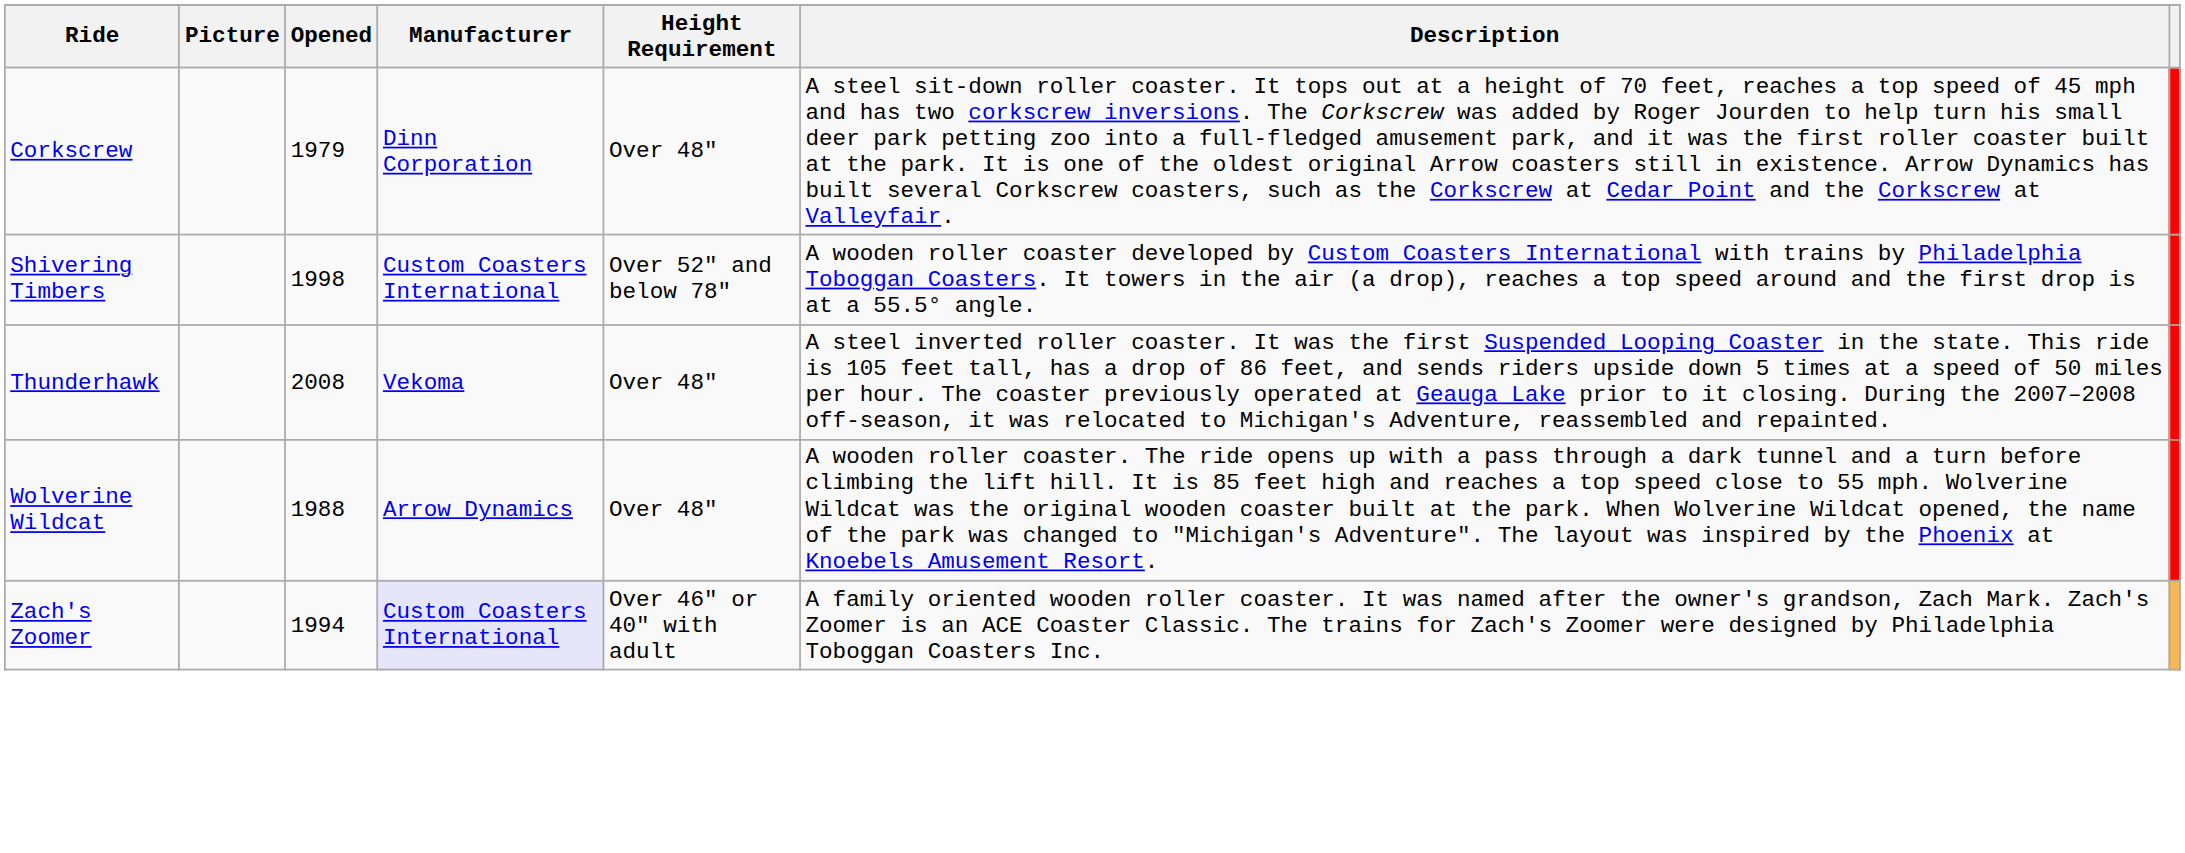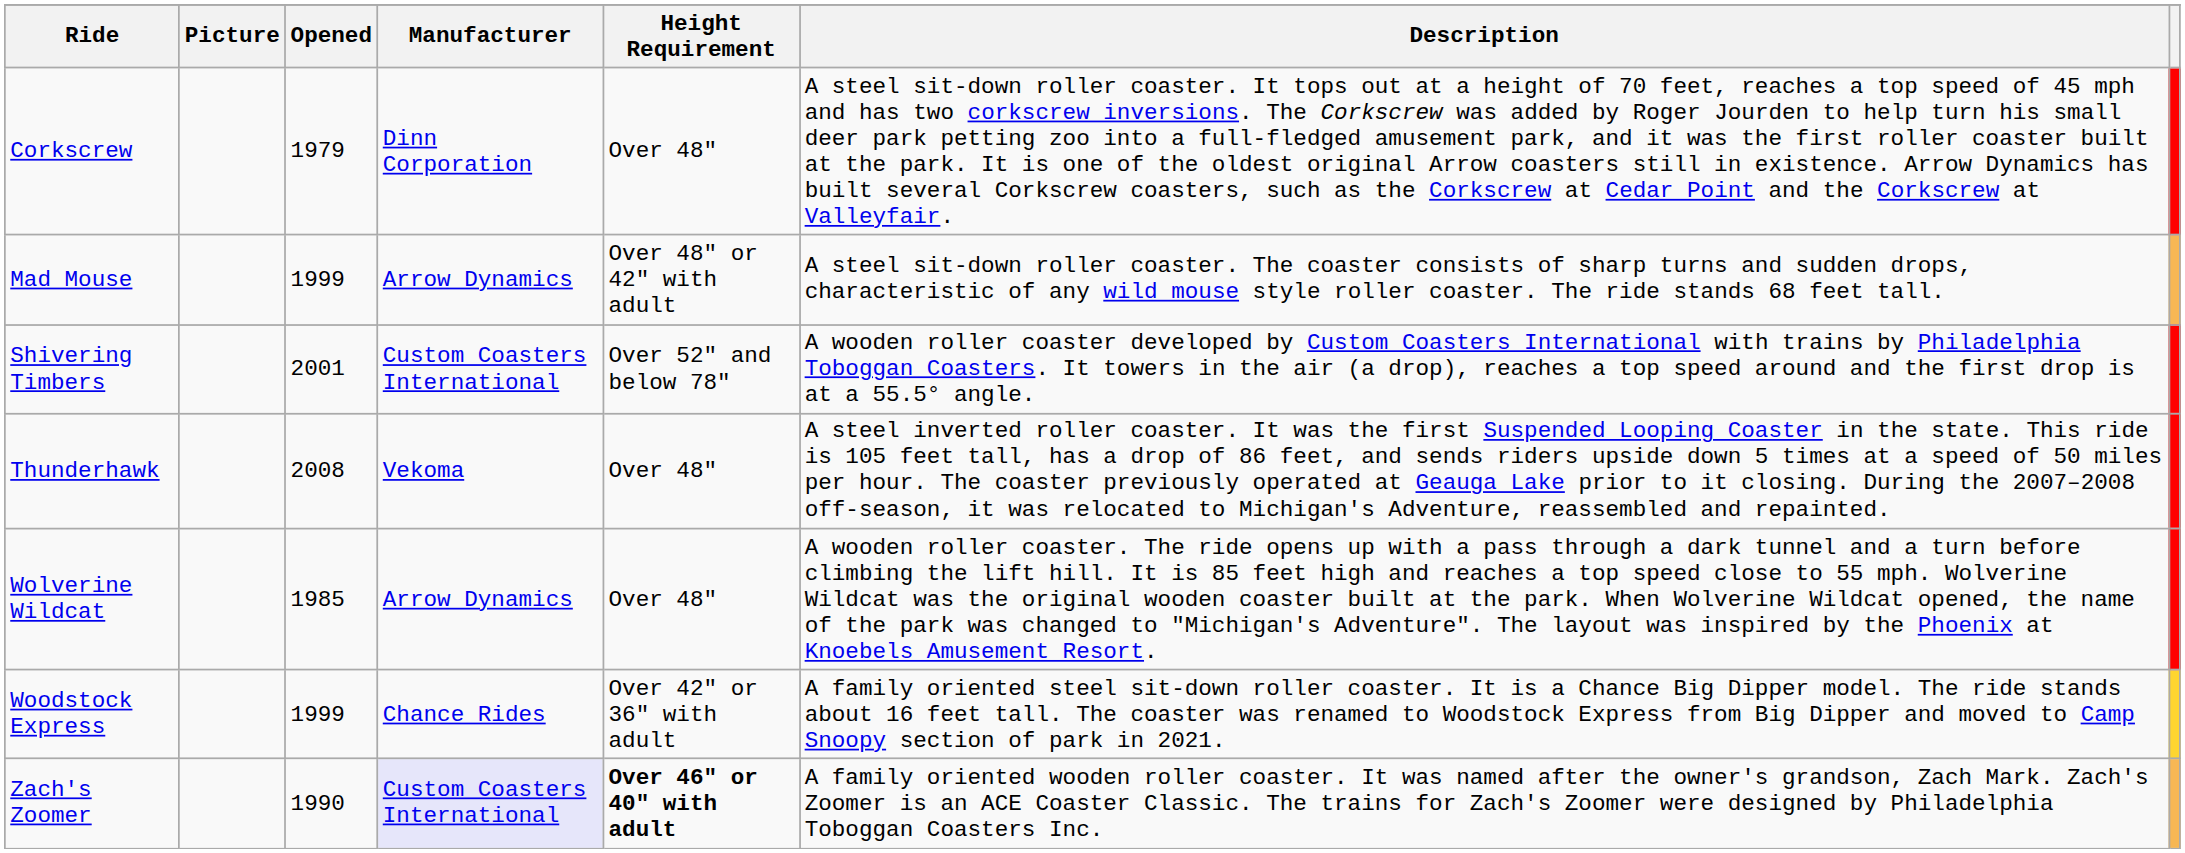+ row: (71, 280)
(318, 280) 1998 -> (318, 369) 2001
(318, 510) 1988 -> (318, 599) 1985
+ row: (71, 714)
(318, 625) 1994 -> (318, 803) 1990
(684, 625) normal -> (683, 803) bold
